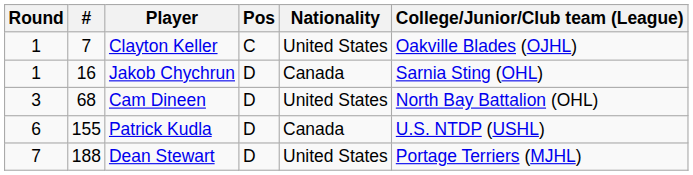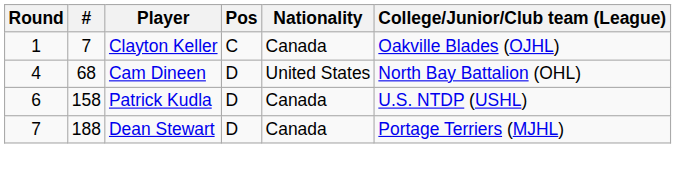(335, 45) United States -> (296, 45) Canada
- row: (172, 73)
(36, 101) 3 -> (36, 73) 4
(86, 128) 155 -> (86, 101) 158
(335, 156) United States -> (296, 128) Canada
